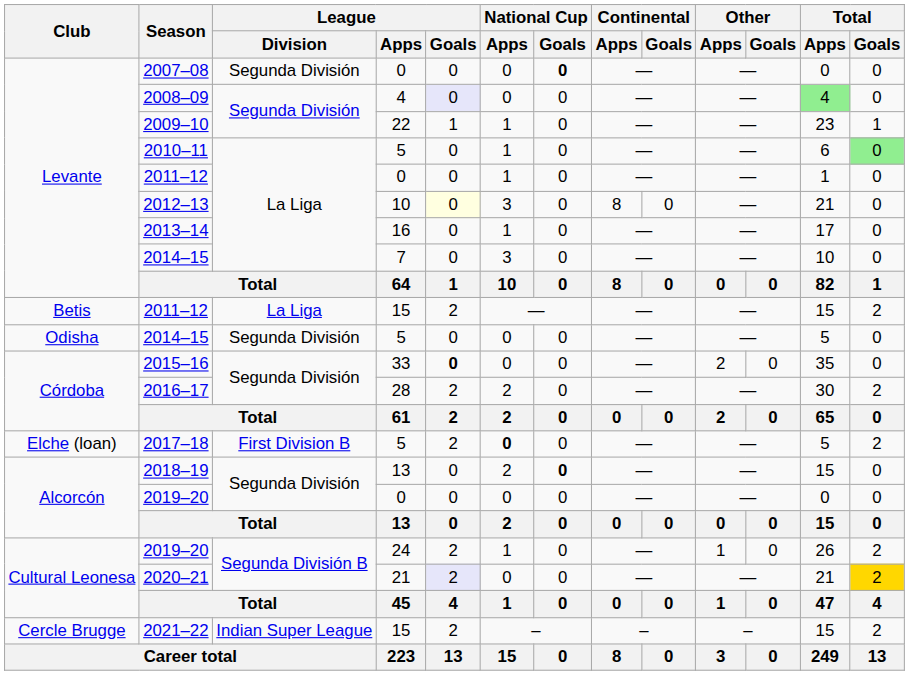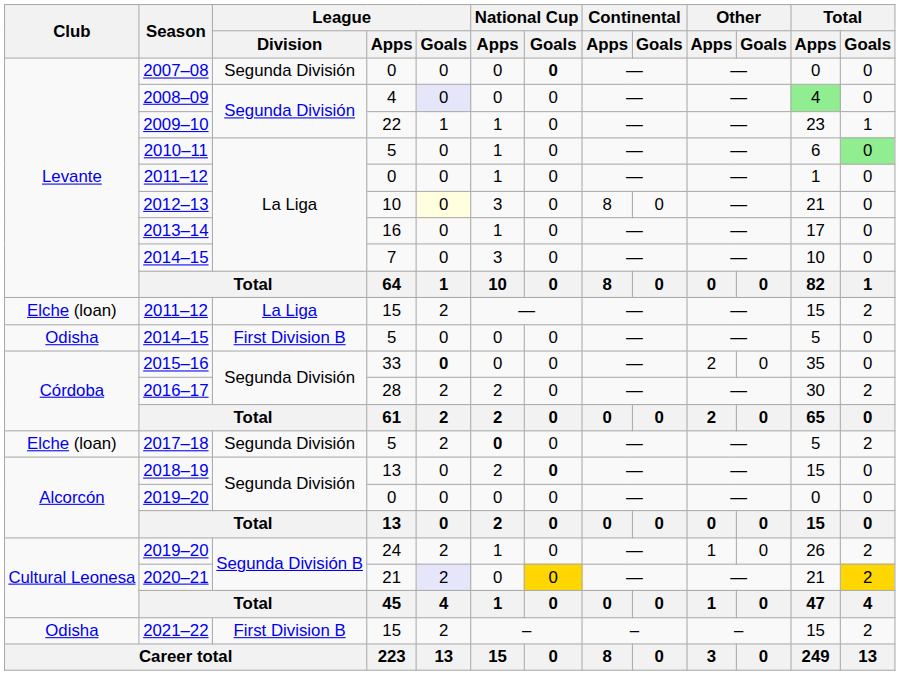(72, 310) Betis -> (72, 310) Elche (loan)
(294, 337) Segunda División -> (290, 337) First Division B
(294, 444) First Division B -> (290, 444) Segunda División
(563, 577) no background -> (553, 577) gold background
(72, 630) Cercle Brugge -> (72, 630) Odisha
(294, 630) Indian Super League -> (290, 630) First Division B
